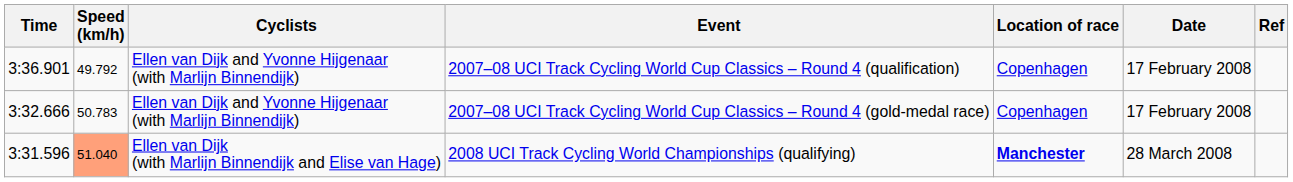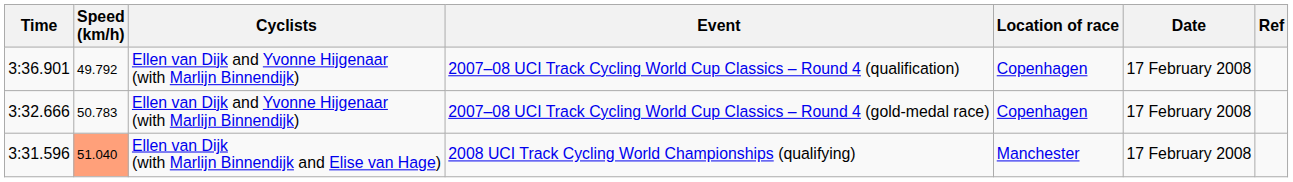(1041, 154) bold -> (1038, 154) normal
(1179, 154) 28 March 2008 -> (1189, 154) 17 February 2008
